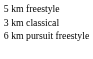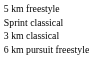+ row: (34, 22)
